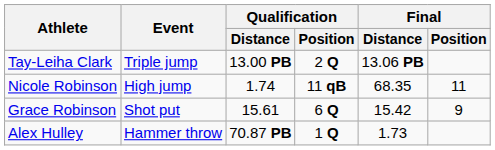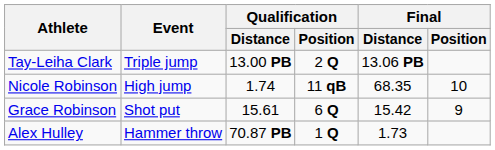(459, 86) 11 -> (459, 86) 10
